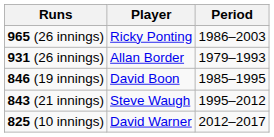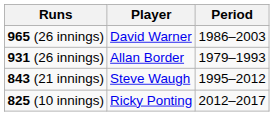(151, 36) Ricky Ponting -> (151, 36) David Warner
- row: (56, 79)
(151, 121) David Warner -> (151, 100) Ricky Ponting
